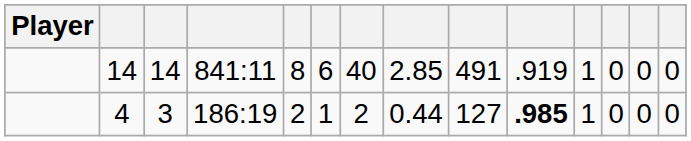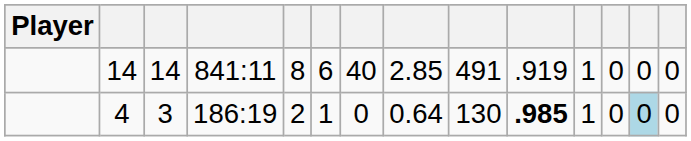(361, 113) 2 -> (361, 113) 0
(416, 113) 0.44 -> (416, 113) 0.64
(478, 113) 127 -> (478, 113) 130
(644, 113) no background -> (644, 113) lightblue background
